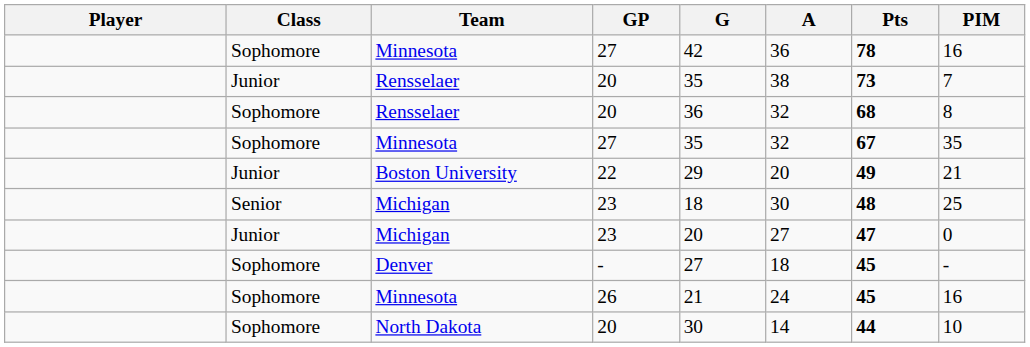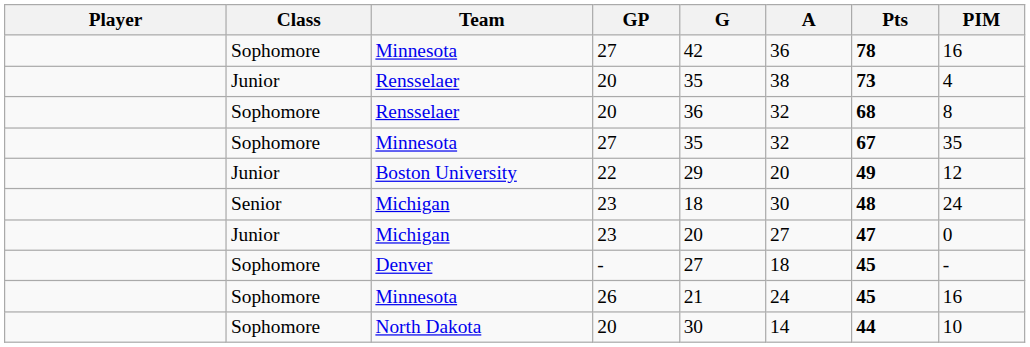(948, 81) 7 -> (948, 81) 4
(952, 173) 21 -> (952, 173) 12
(952, 204) 25 -> (952, 204) 24
